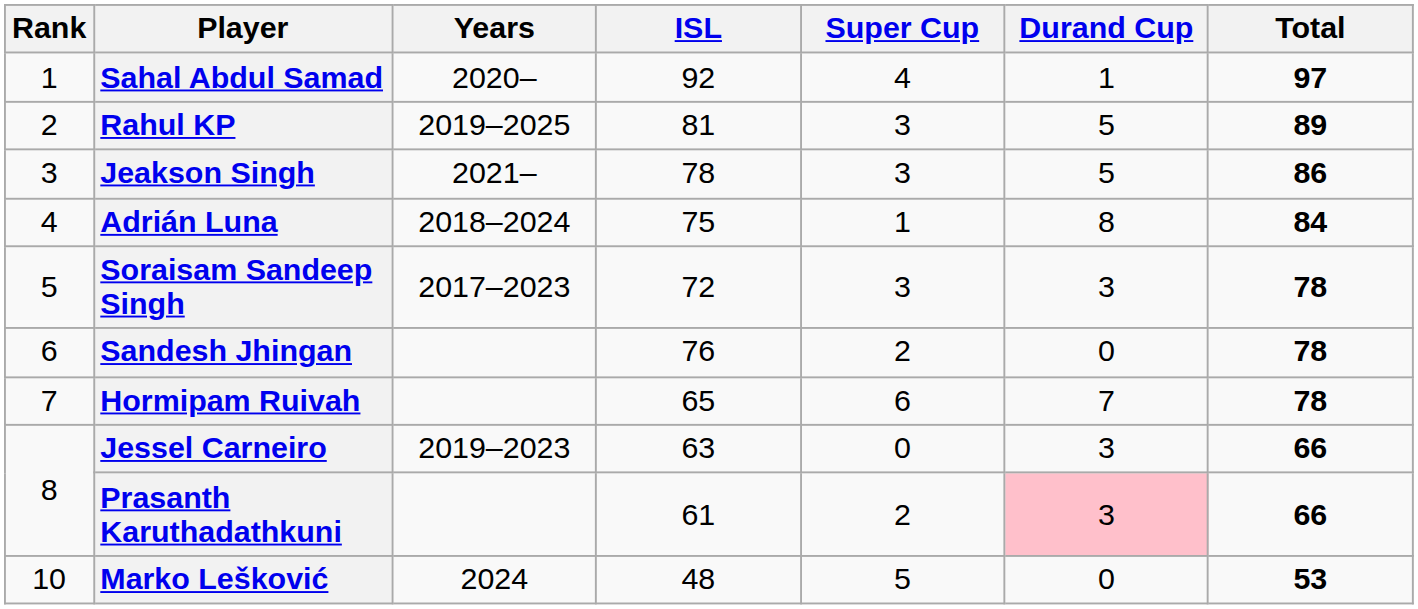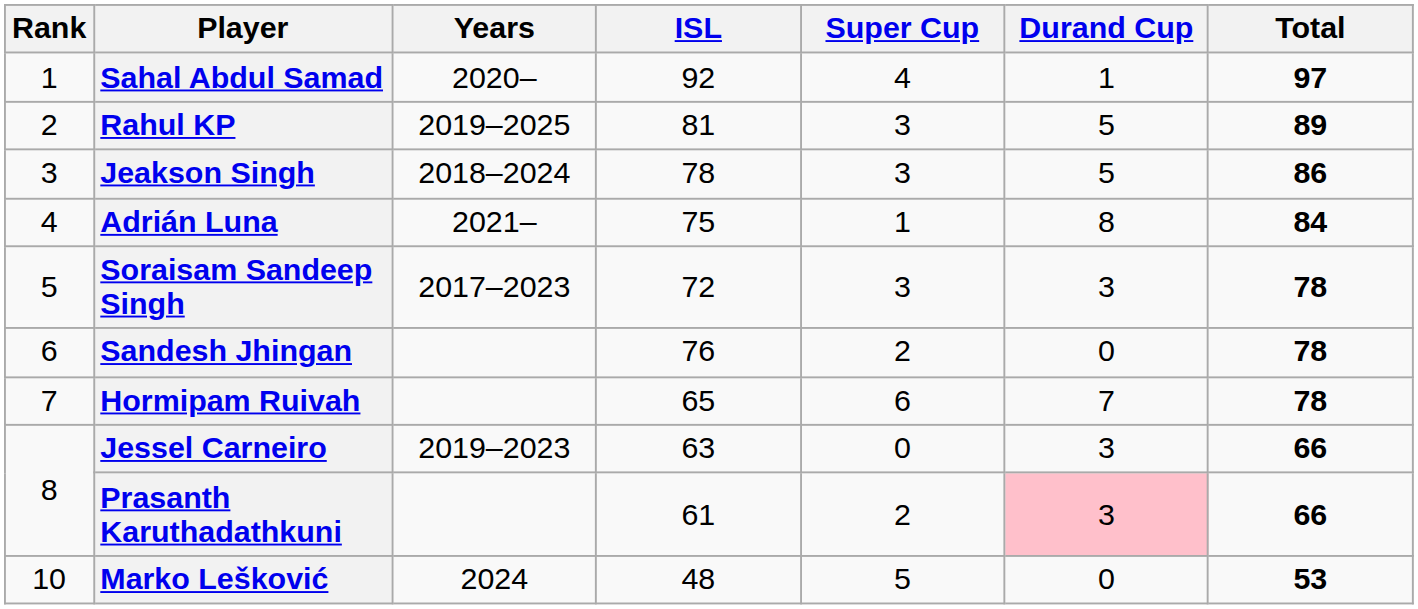(494, 173) 2021– -> (494, 173) 2018–2024
(494, 221) 2018–2024 -> (494, 221) 2021–
